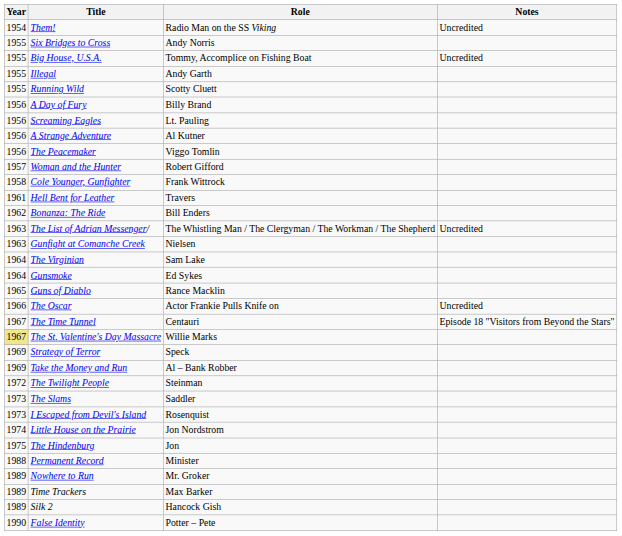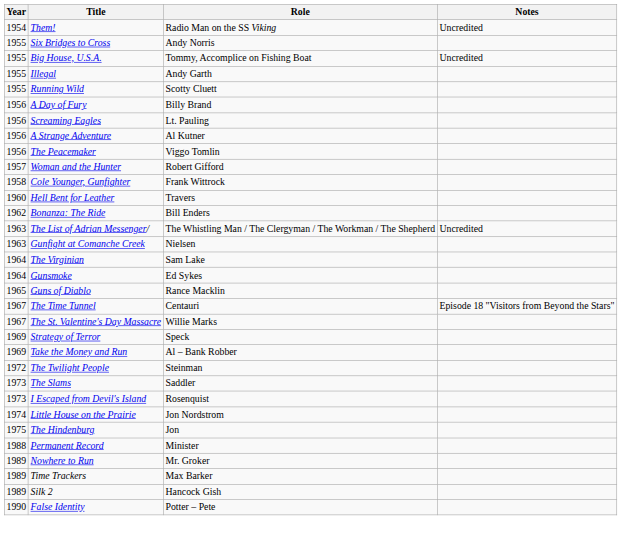(16, 197) 1961 -> (16, 197) 1960
- row: (51, 306)
(16, 337) khaki background -> (16, 321) no background
